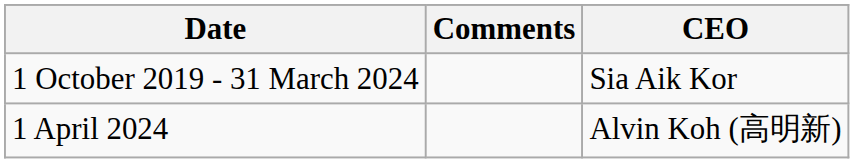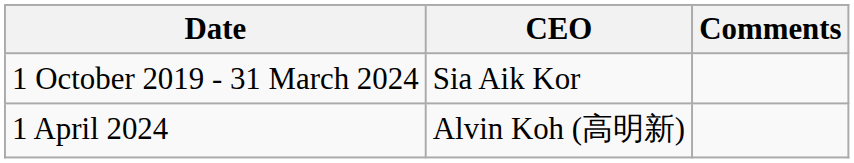columns swapped: (715, 28) <-> (504, 28)
